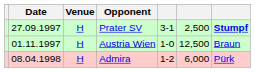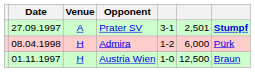(80, 28) H -> (80, 28) A
(197, 28) 2,500 -> (197, 28) 2,501
rows swapped: (127, 43) <-> (115, 59)
